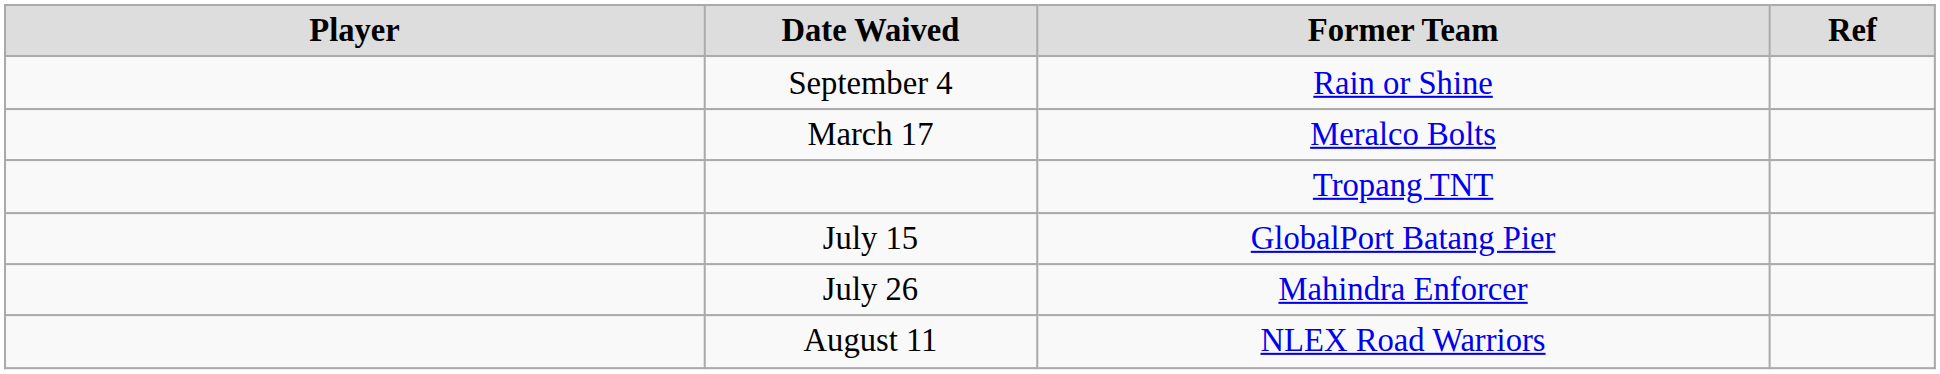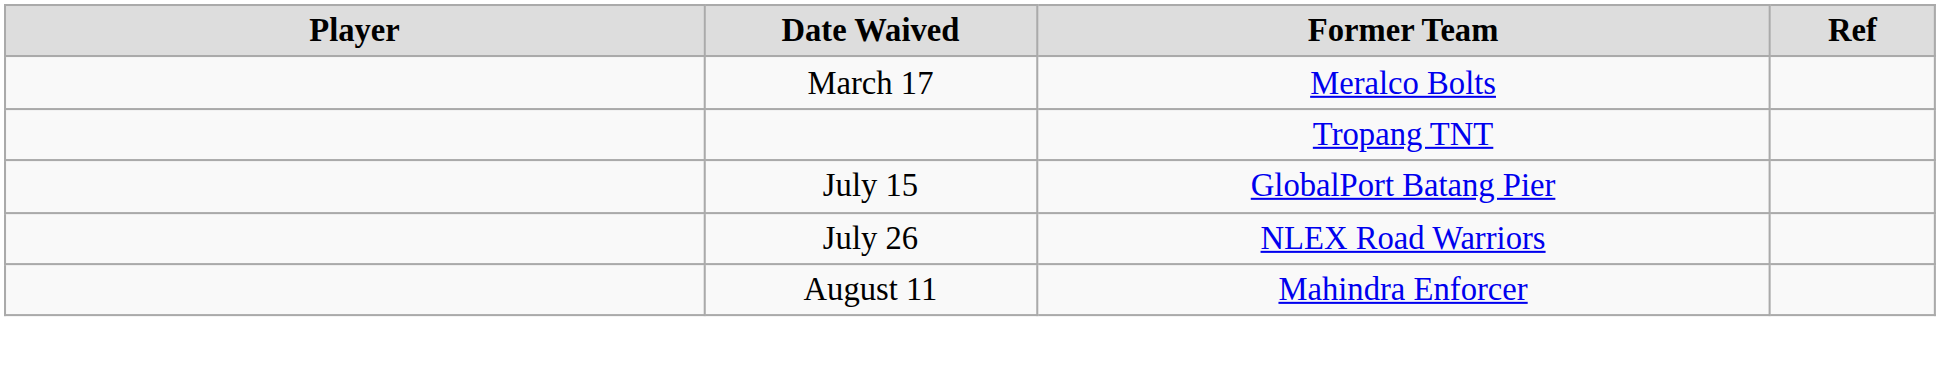- row: (870, 82)
(1403, 289) Mahindra Enforcer -> (1403, 237) NLEX Road Warriors
(1403, 340) NLEX Road Warriors -> (1403, 289) Mahindra Enforcer
